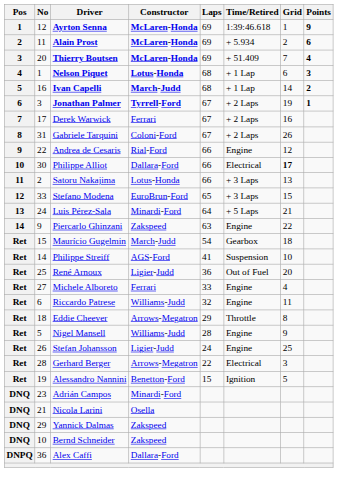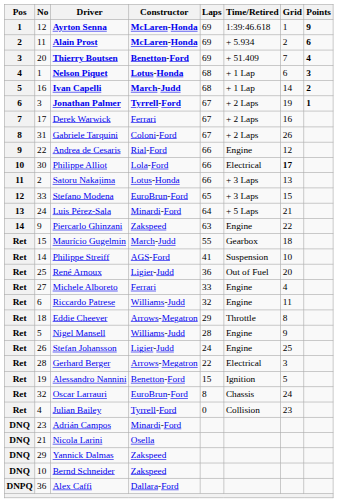(164, 58) McLaren-Honda -> (160, 58) Benetton-Ford
(155, 165) Dallara-Ford -> (150, 165) Lola-Ford
(207, 241) 54 -> (207, 241) 55
+ row: (80, 394)
+ row: (77, 409)
